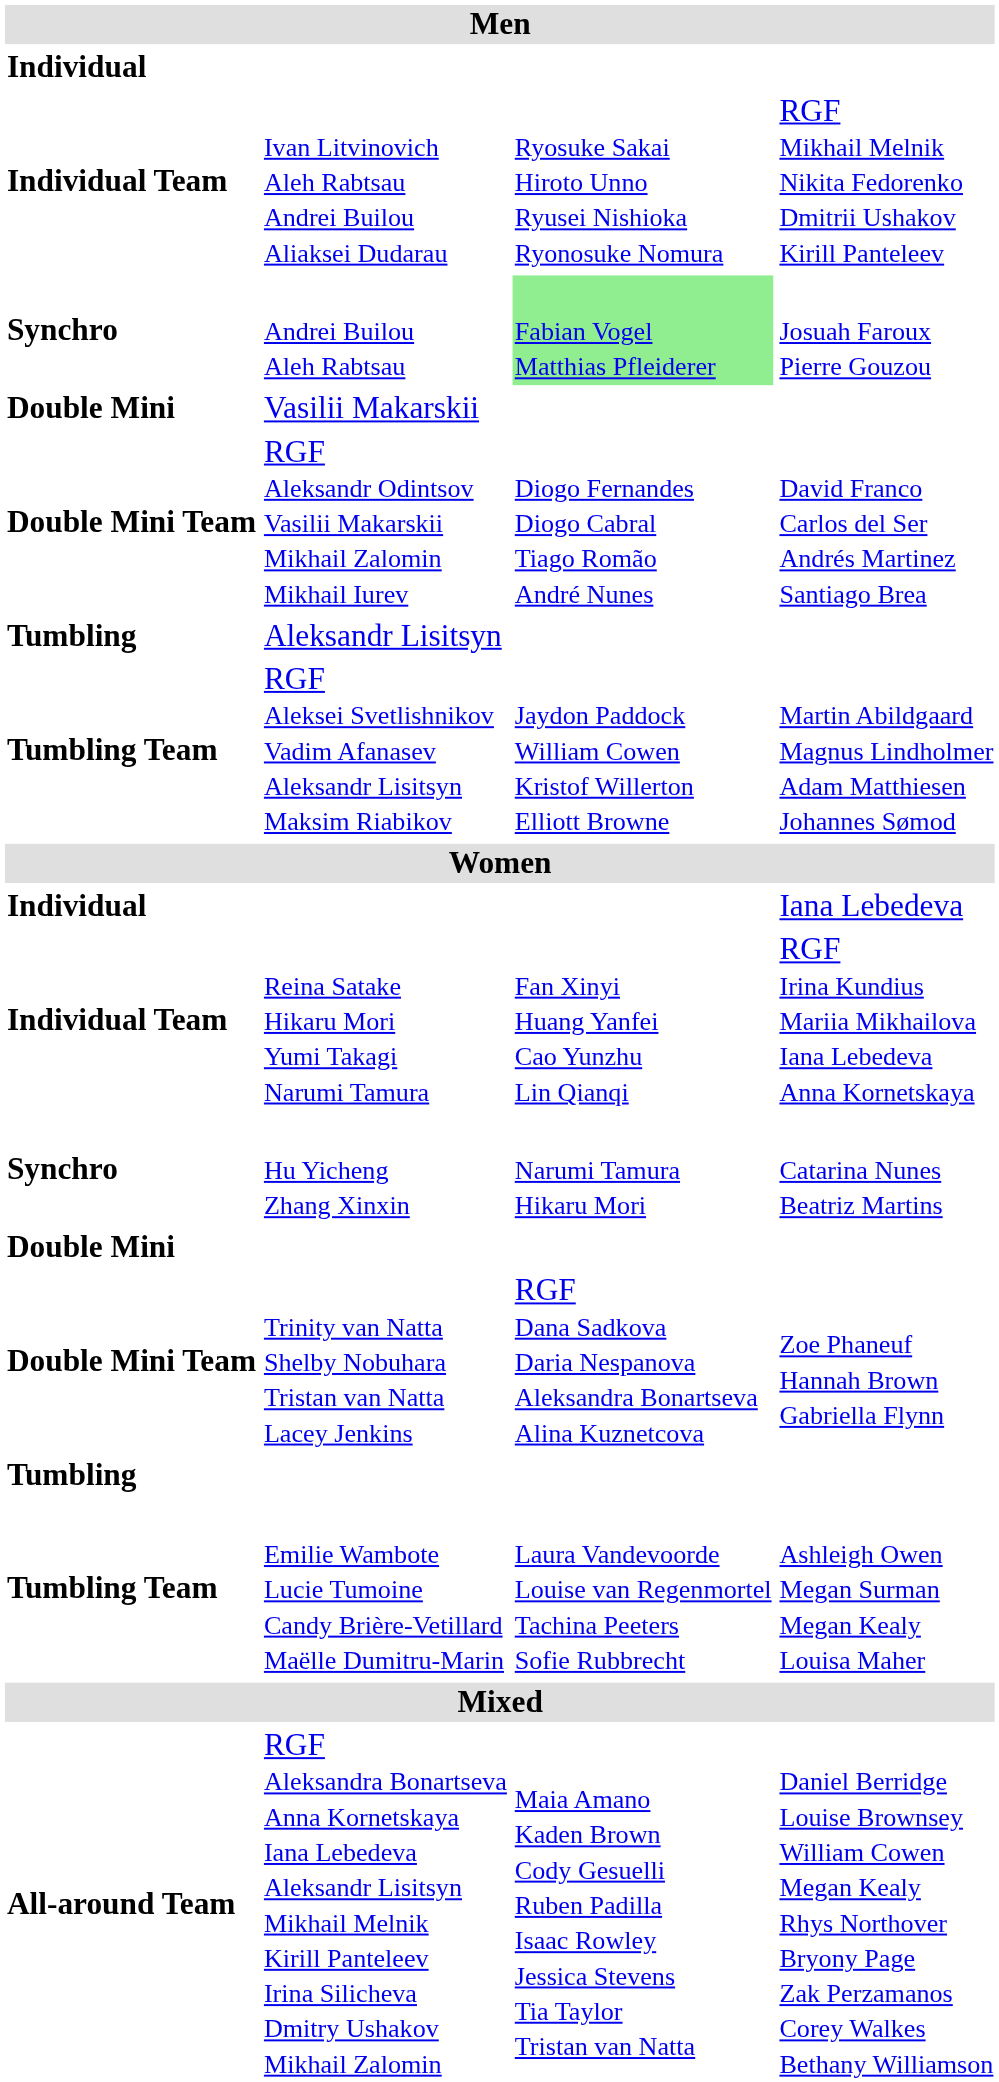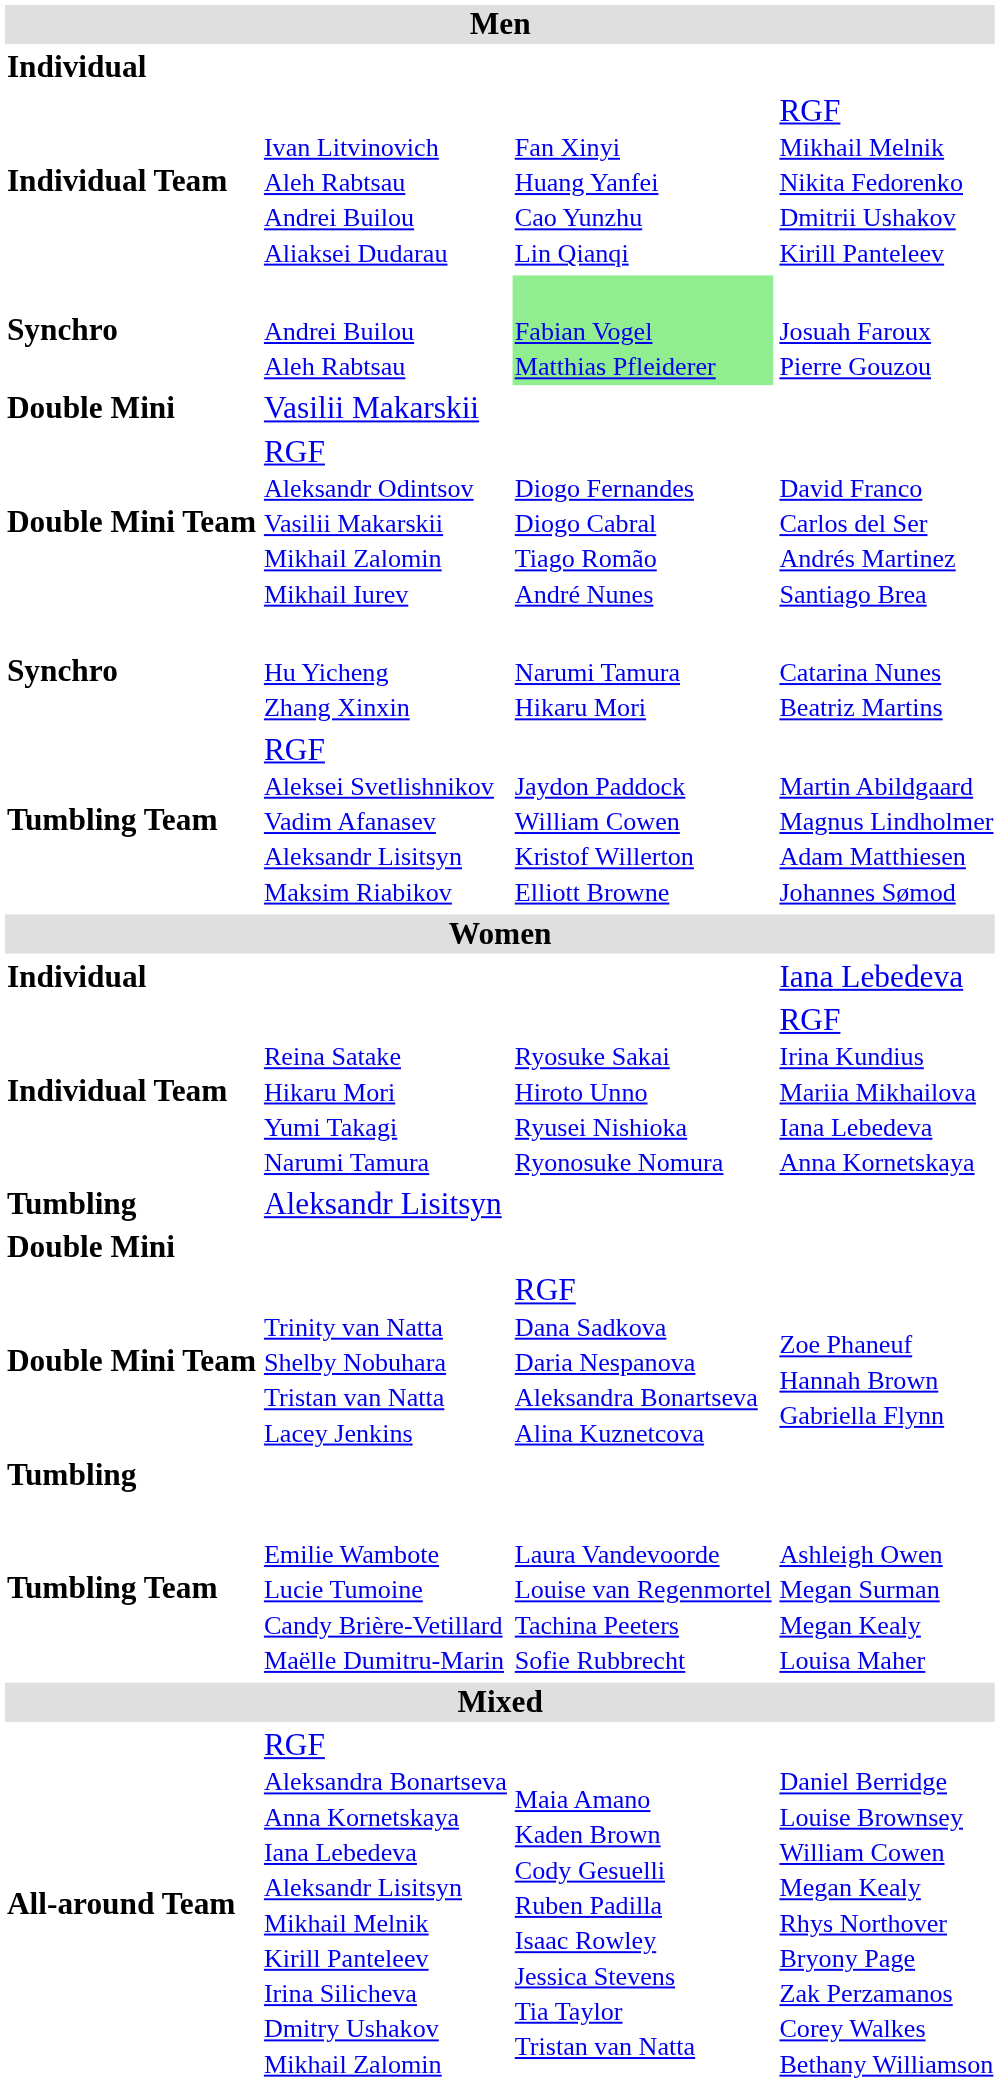(619, 200) Ryosuke Sakai Hiroto Unno Ryusei Nishioka Ryonosuke Nomura -> (587, 200) Fan Xinyi Huang Yanfei Cao Yunzhu Lin Qianqi
rows swapped: (72, 635) <-> (62, 1168)
(587, 1039) Fan Xinyi Huang Yanfei Cao Yunzhu Lin Qianqi -> (619, 1109) Ryosuke Sakai Hiroto Unno Ryusei Nishioka Ryonosuke Nomura
